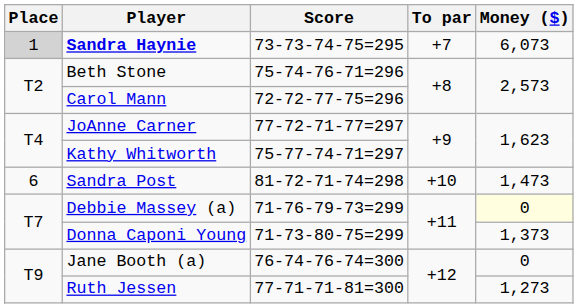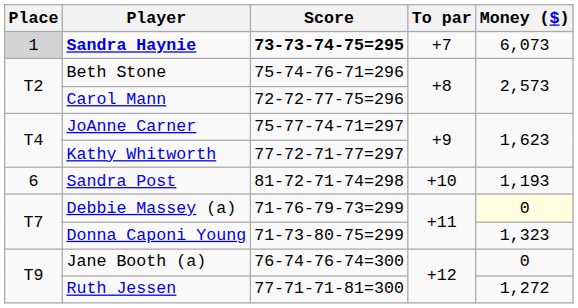(329, 45) normal -> (329, 45) bold
(329, 127) 77-72-71-77=297 -> (329, 127) 75-77-74-71=297
(329, 154) 75-77-74-71=297 -> (329, 154) 77-72-71-77=297
(525, 181) 1,473 -> (525, 181) 1,193
(525, 235) 1,373 -> (525, 235) 1,323
(525, 289) 1,273 -> (525, 289) 1,272
